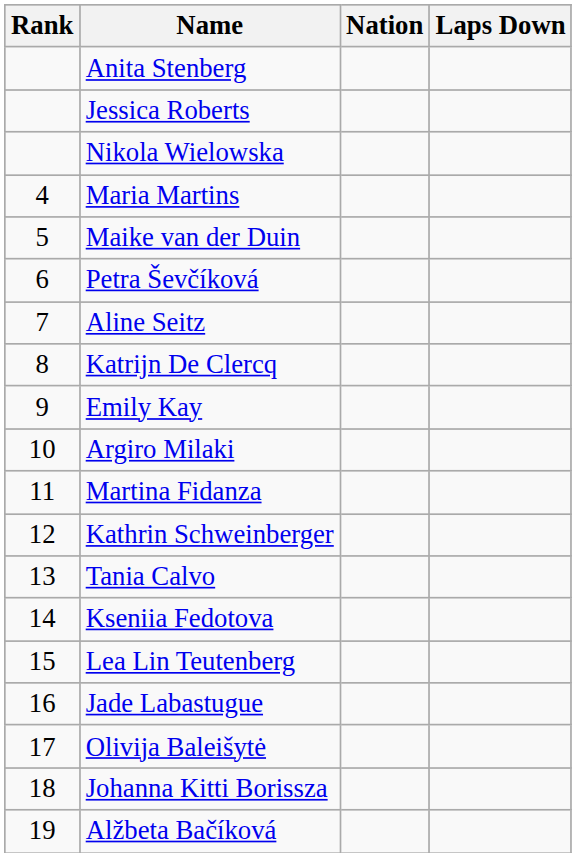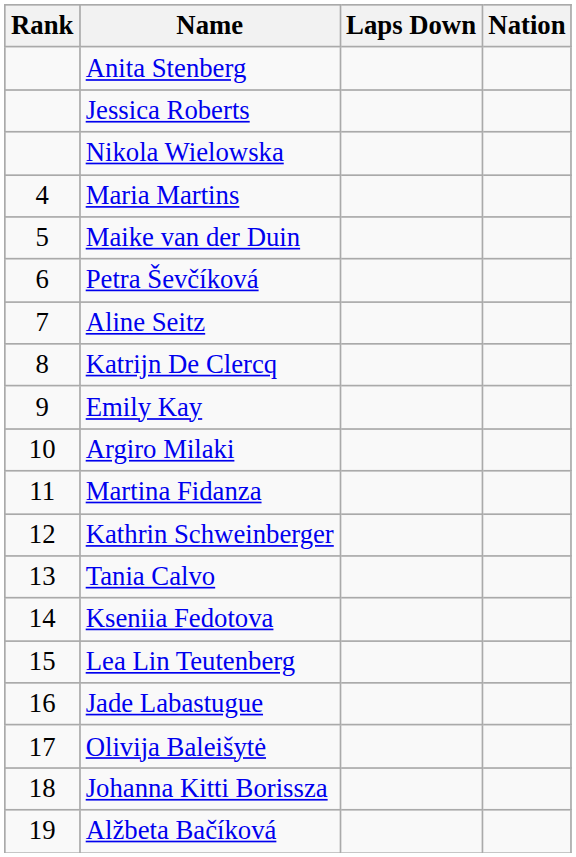columns swapped: (385, 25) <-> (501, 25)
